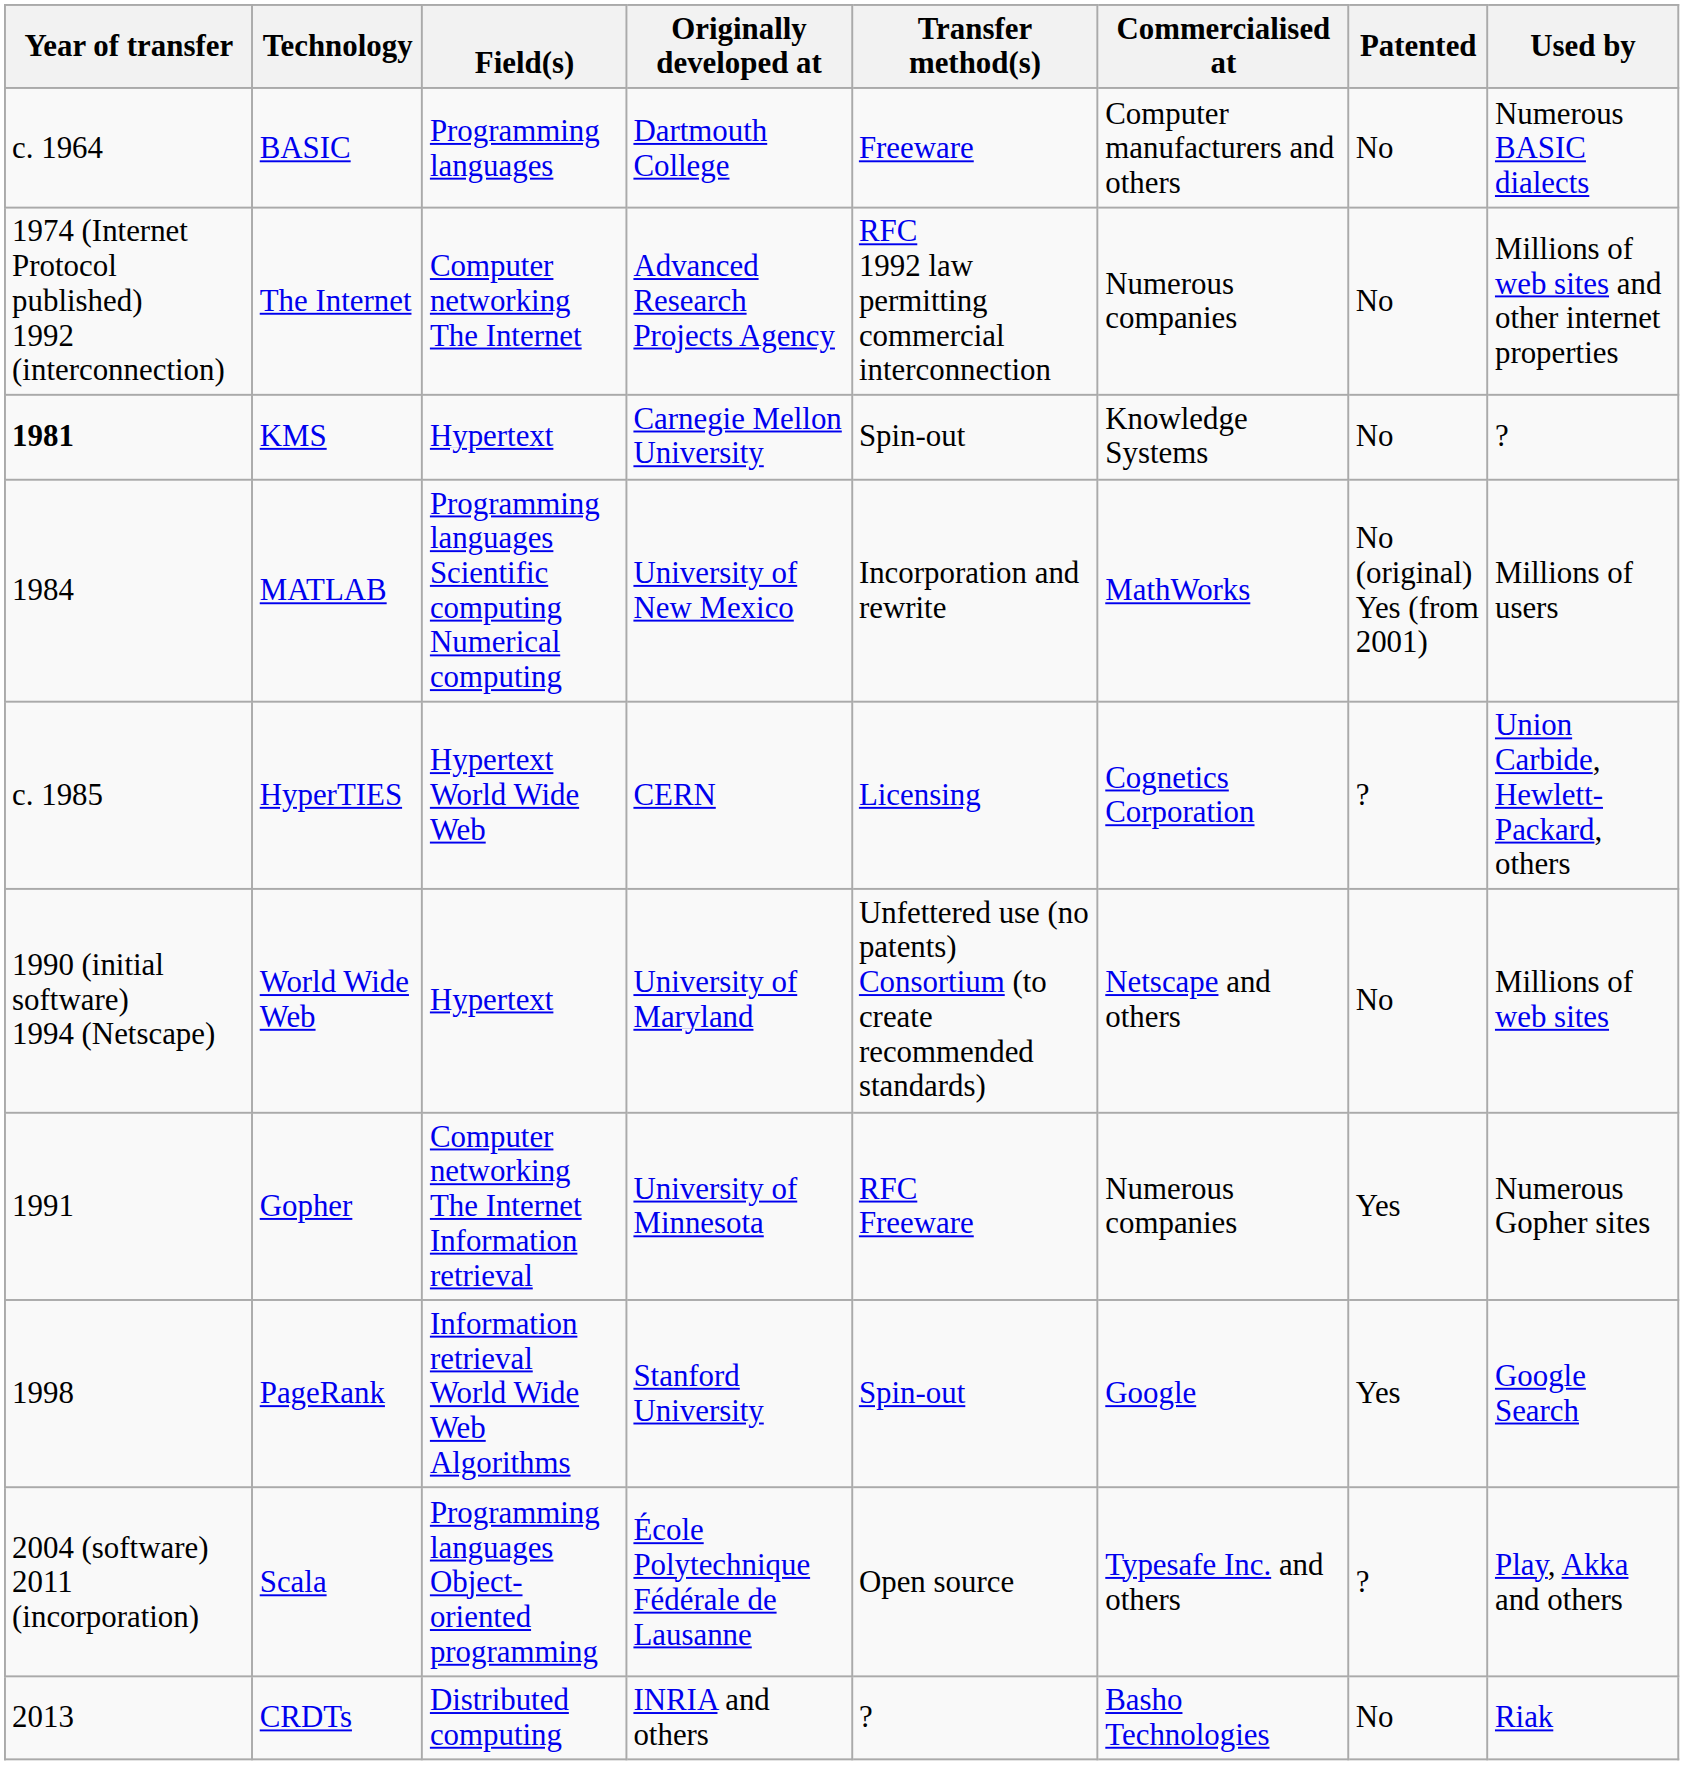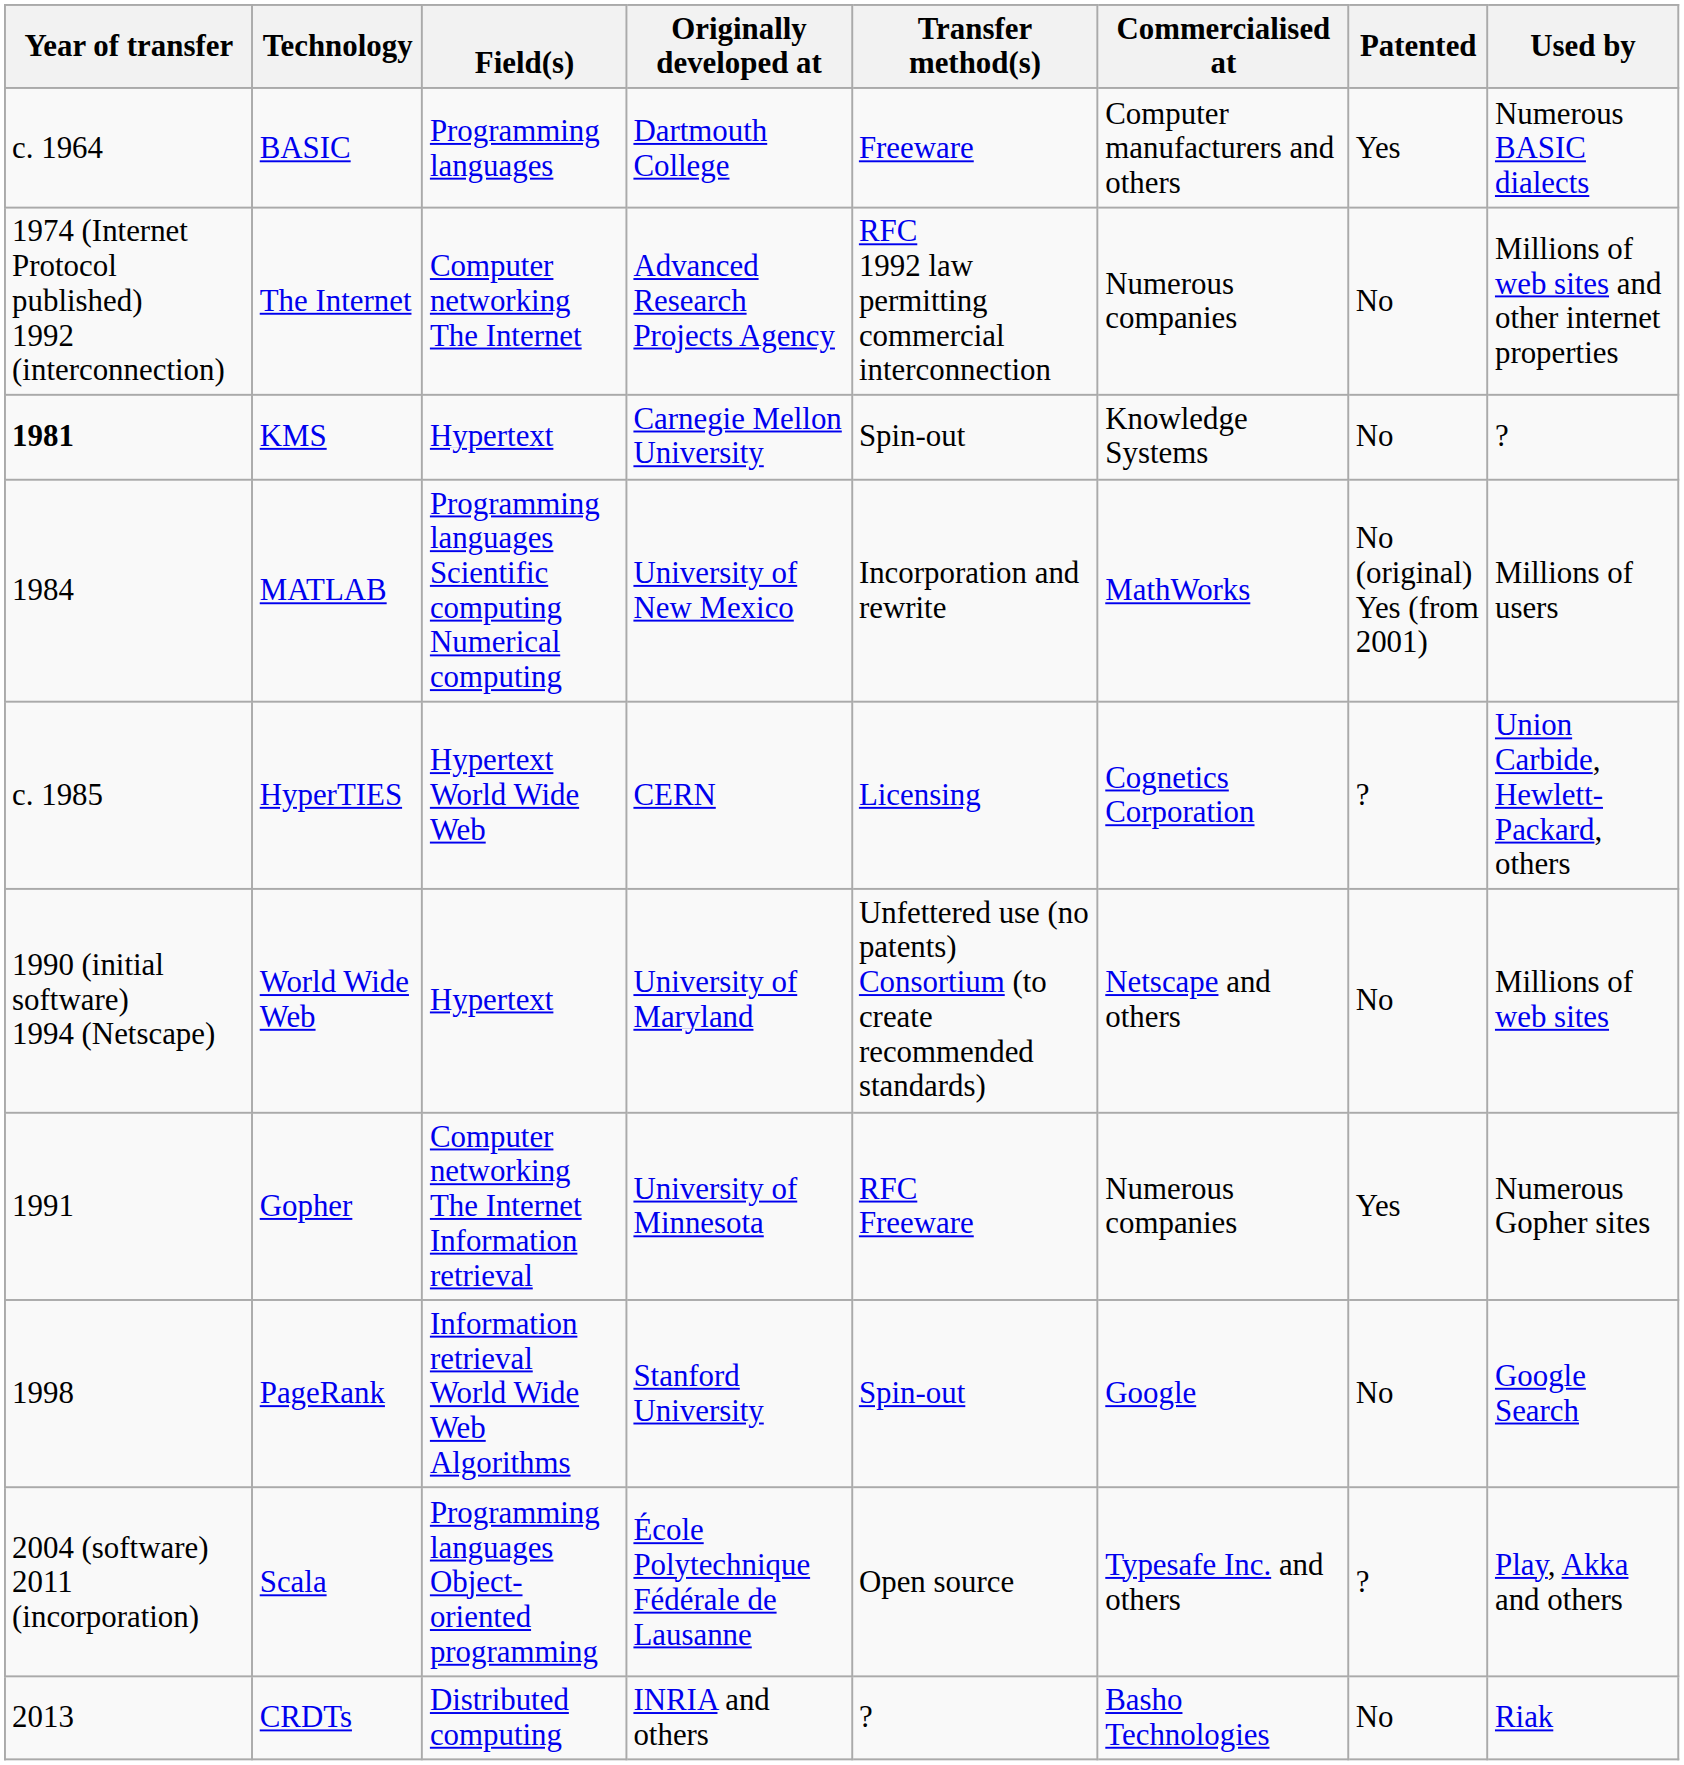(1375, 147) No -> (1378, 147) Yes
(1378, 1393) Yes -> (1375, 1393) No
